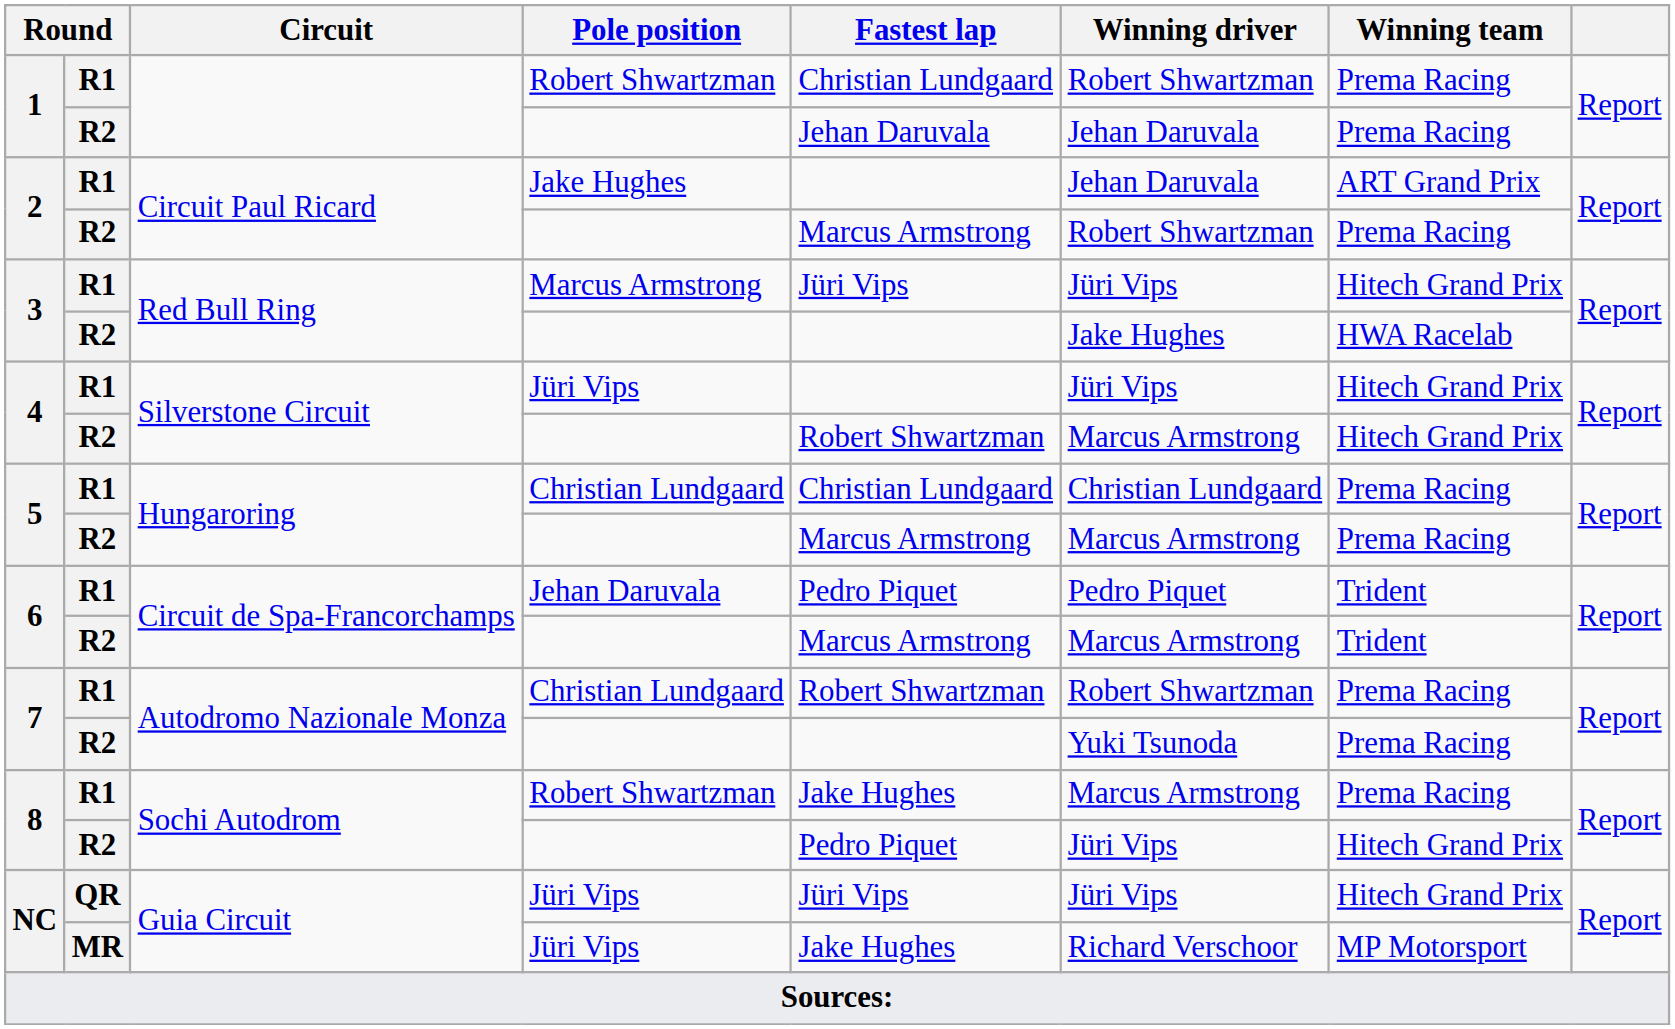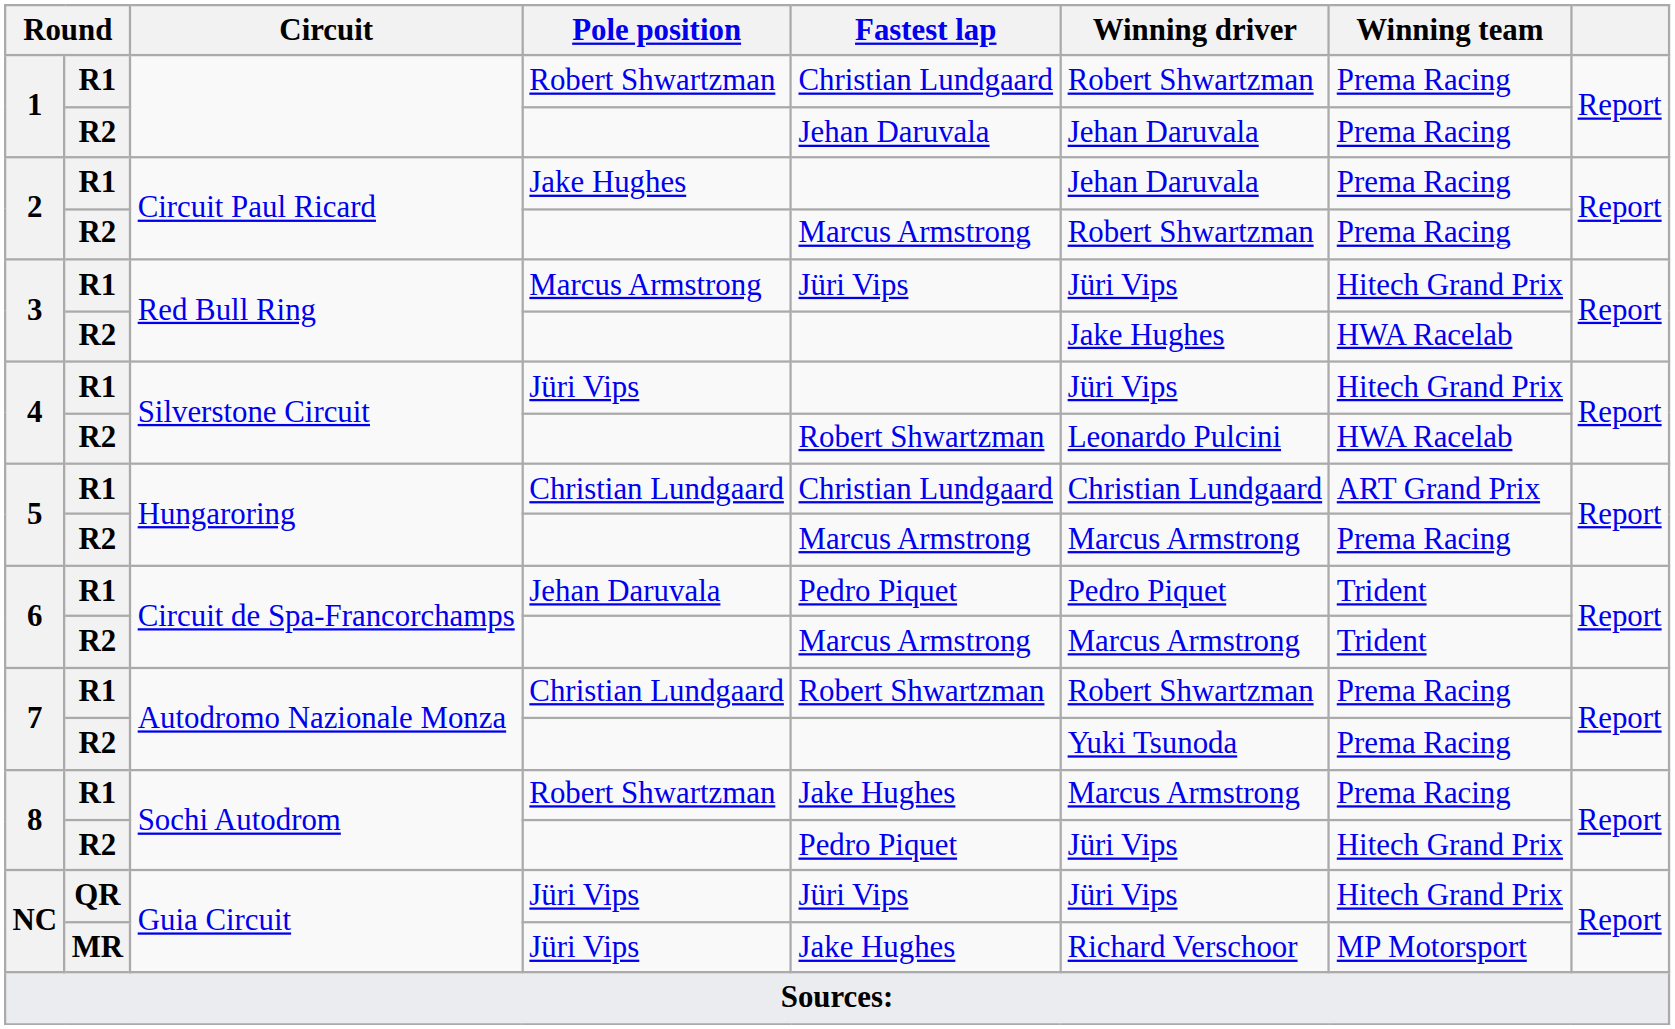(1438, 182) ART Grand Prix -> (1424, 182) Prema Racing
(1184, 437) Marcus Armstrong -> (1174, 437) Leonardo Pulcini
(1450, 437) Hitech Grand Prix -> (1425, 437) HWA Racelab
(1424, 487) Prema Racing -> (1438, 487) ART Grand Prix
